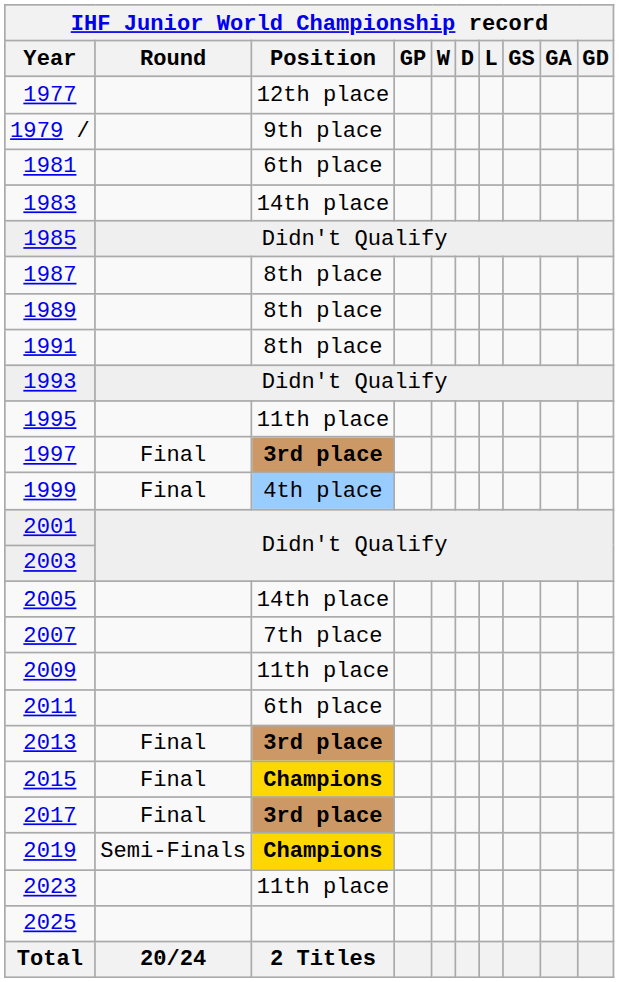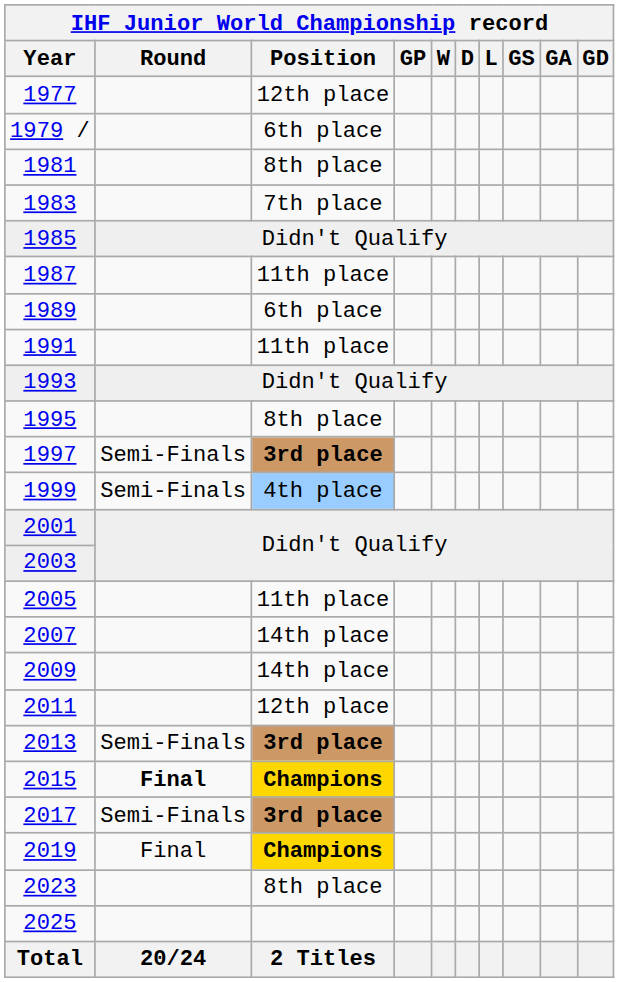(323, 131) 9th place -> (323, 131) 6th place
(323, 167) 6th place -> (323, 167) 8th place
(323, 203) 14th place -> (323, 203) 7th place
(323, 275) 8th place -> (323, 275) 11th place
(323, 311) 8th place -> (323, 311) 6th place
(323, 347) 8th place -> (323, 347) 11th place
(323, 419) 11th place -> (323, 419) 8th place
(173, 455) Final -> (173, 455) Semi-Finals
(173, 491) Final -> (173, 491) Semi-Finals
(323, 599) 14th place -> (323, 599) 11th place
(323, 635) 7th place -> (323, 635) 14th place
(323, 671) 11th place -> (323, 671) 14th place
(323, 707) 6th place -> (323, 707) 12th place
(173, 743) Final -> (173, 743) Semi-Finals
(173, 779) normal -> (173, 779) bold
(173, 815) Final -> (173, 815) Semi-Finals
(173, 851) Semi-Finals -> (173, 851) Final
(323, 887) 11th place -> (323, 887) 8th place
